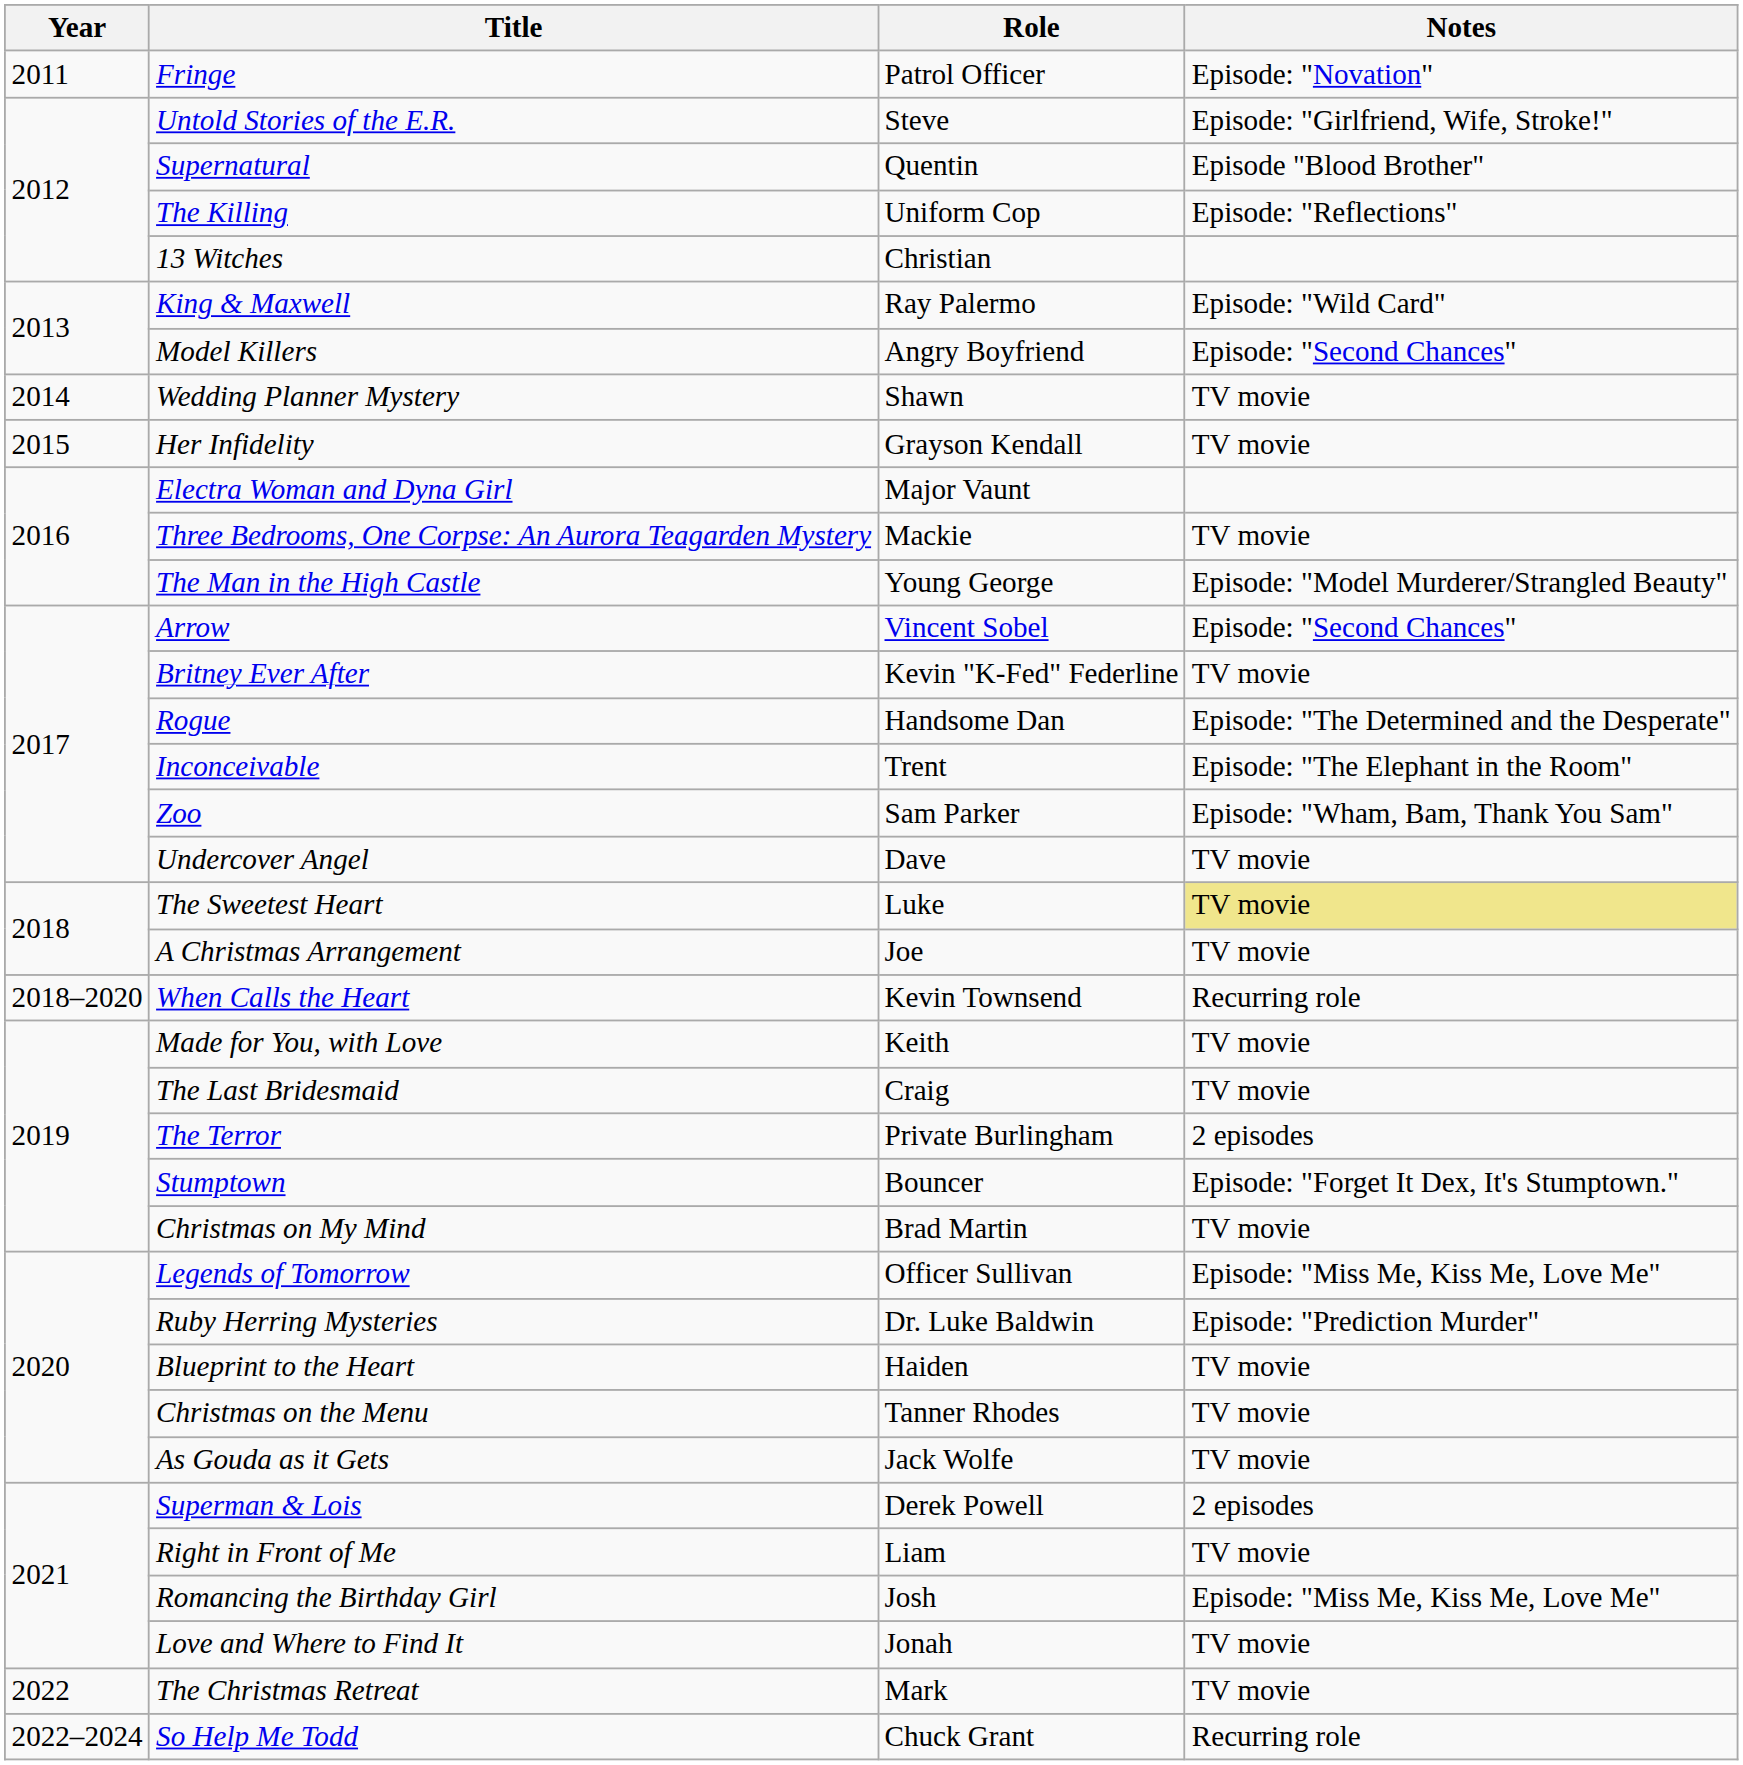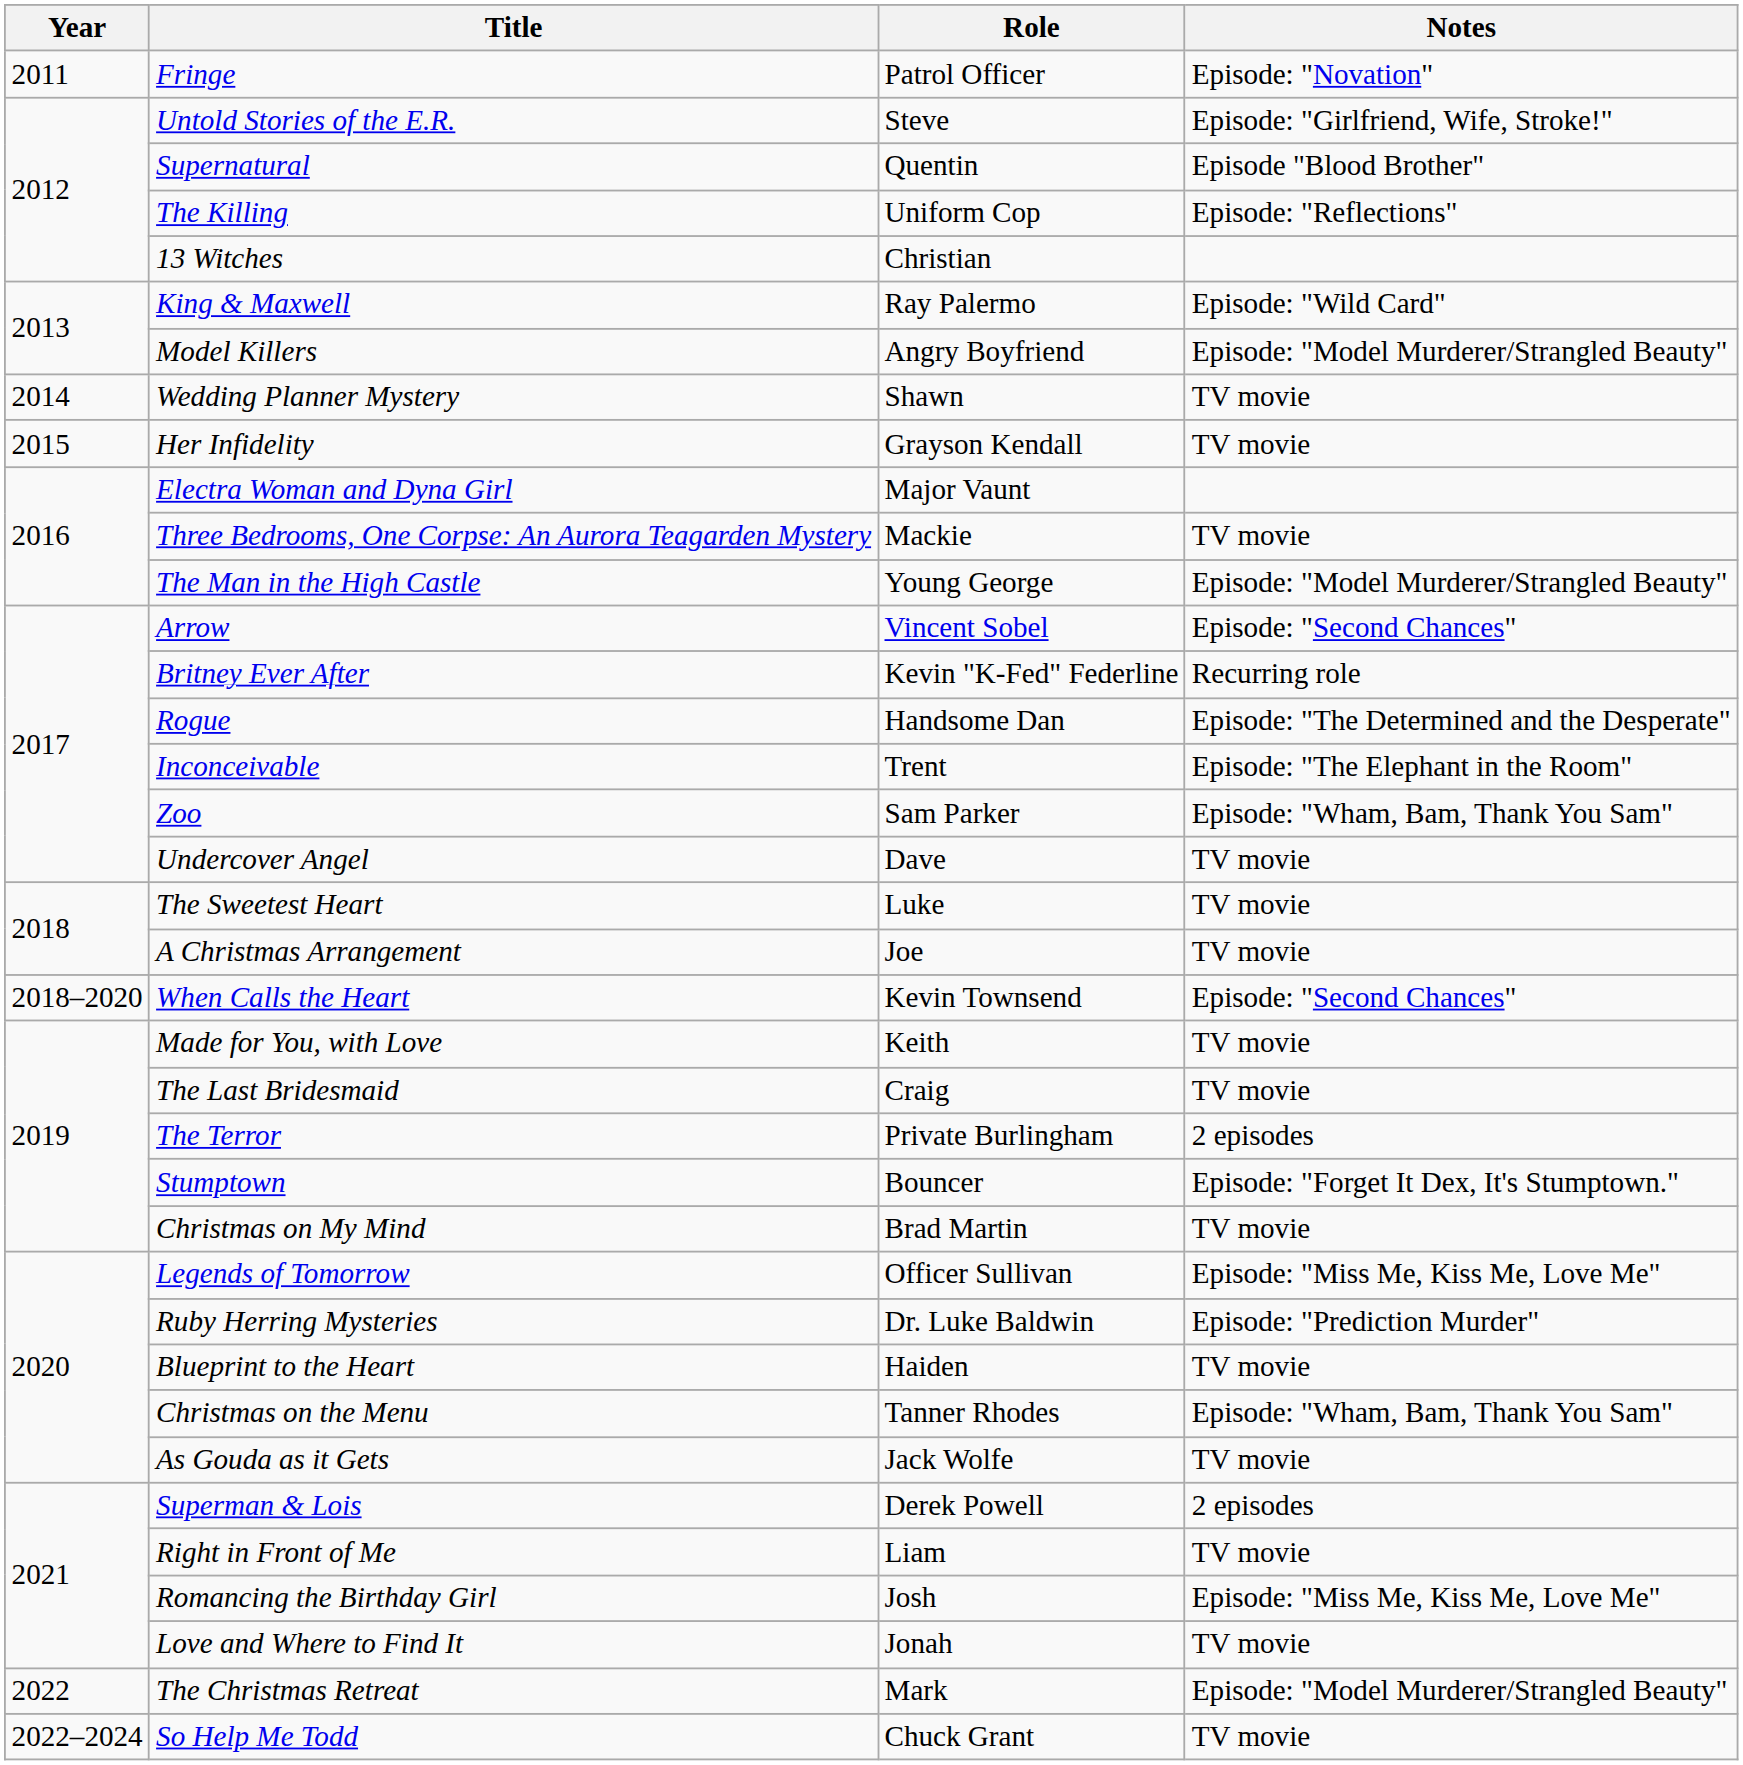(1354, 350) Episode: "Second Chances" -> (1460, 350) Episode: "Model Murderer/Strangled Beauty"
(1251, 674) TV movie -> (1276, 674) Recurring role
(1251, 905) khaki background -> (1251, 905) no background
(1276, 997) Recurring role -> (1354, 997) Episode: "Second Chances"
(1251, 1413) TV movie -> (1432, 1413) Episode: "Wham, Bam, Thank You Sam"
(1251, 1690) TV movie -> (1460, 1690) Episode: "Model Murderer/Strangled Beauty"
(1276, 1736) Recurring role -> (1251, 1736) TV movie
